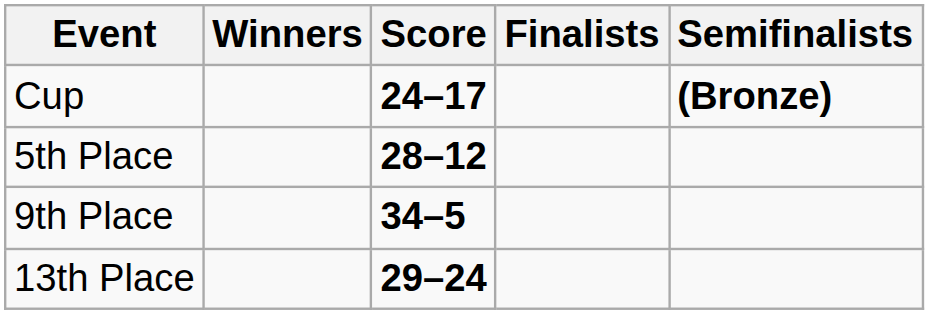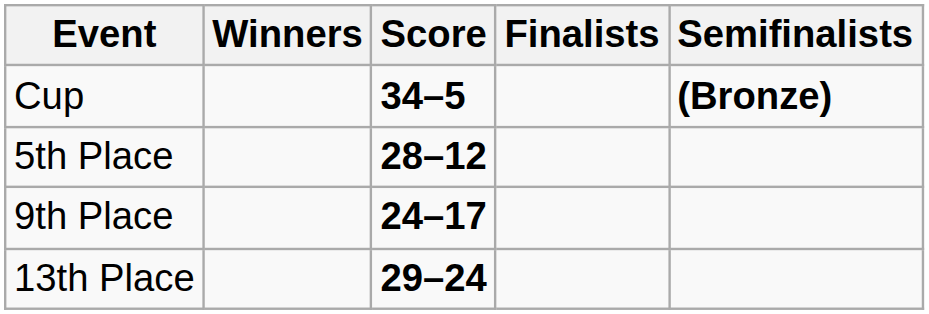(434, 95) 24–17 -> (423, 95) 34–5
(423, 216) 34–5 -> (434, 216) 24–17
